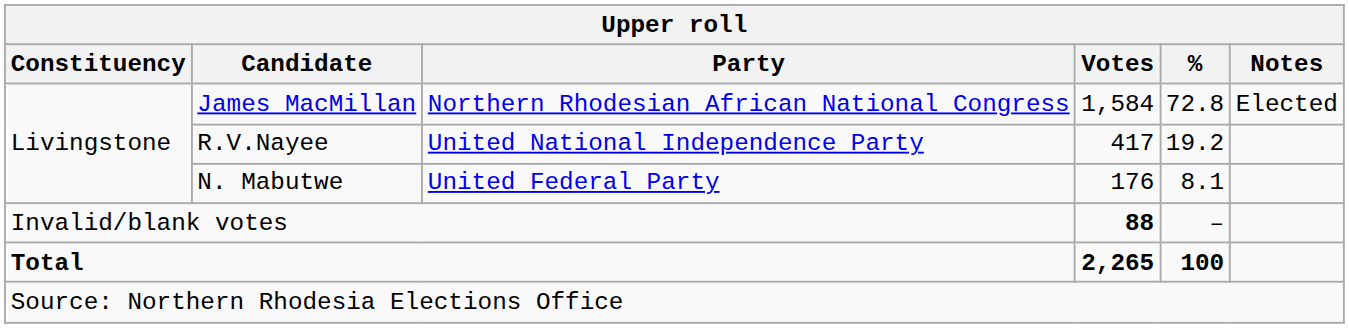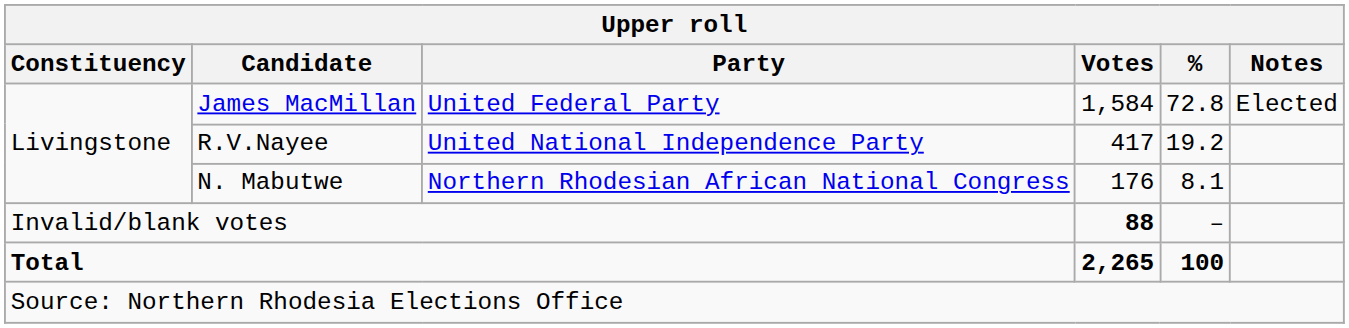(749, 104) Northern Rhodesian African National Congress -> (574, 104) United Federal Party
(574, 183) United Federal Party -> (749, 183) Northern Rhodesian African National Congress
